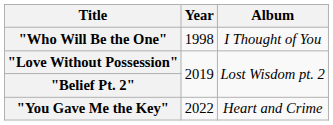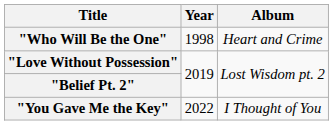(273, 39) I Thought of You -> (273, 39) Heart and Crime
(273, 108) Heart and Crime -> (273, 108) I Thought of You
